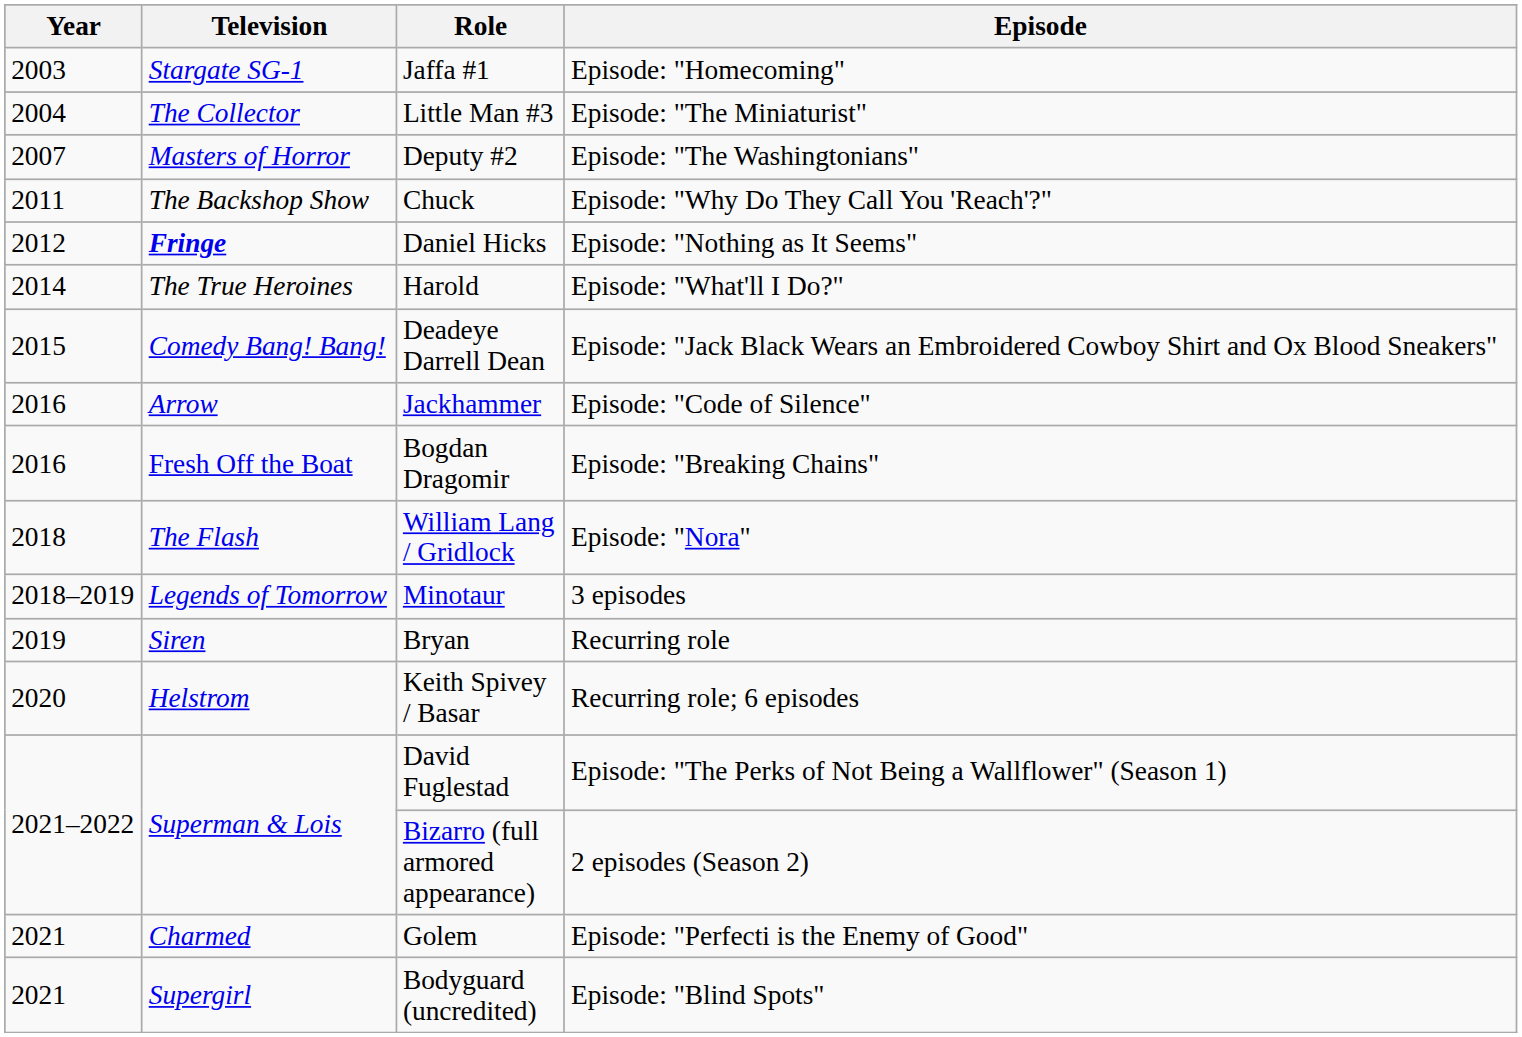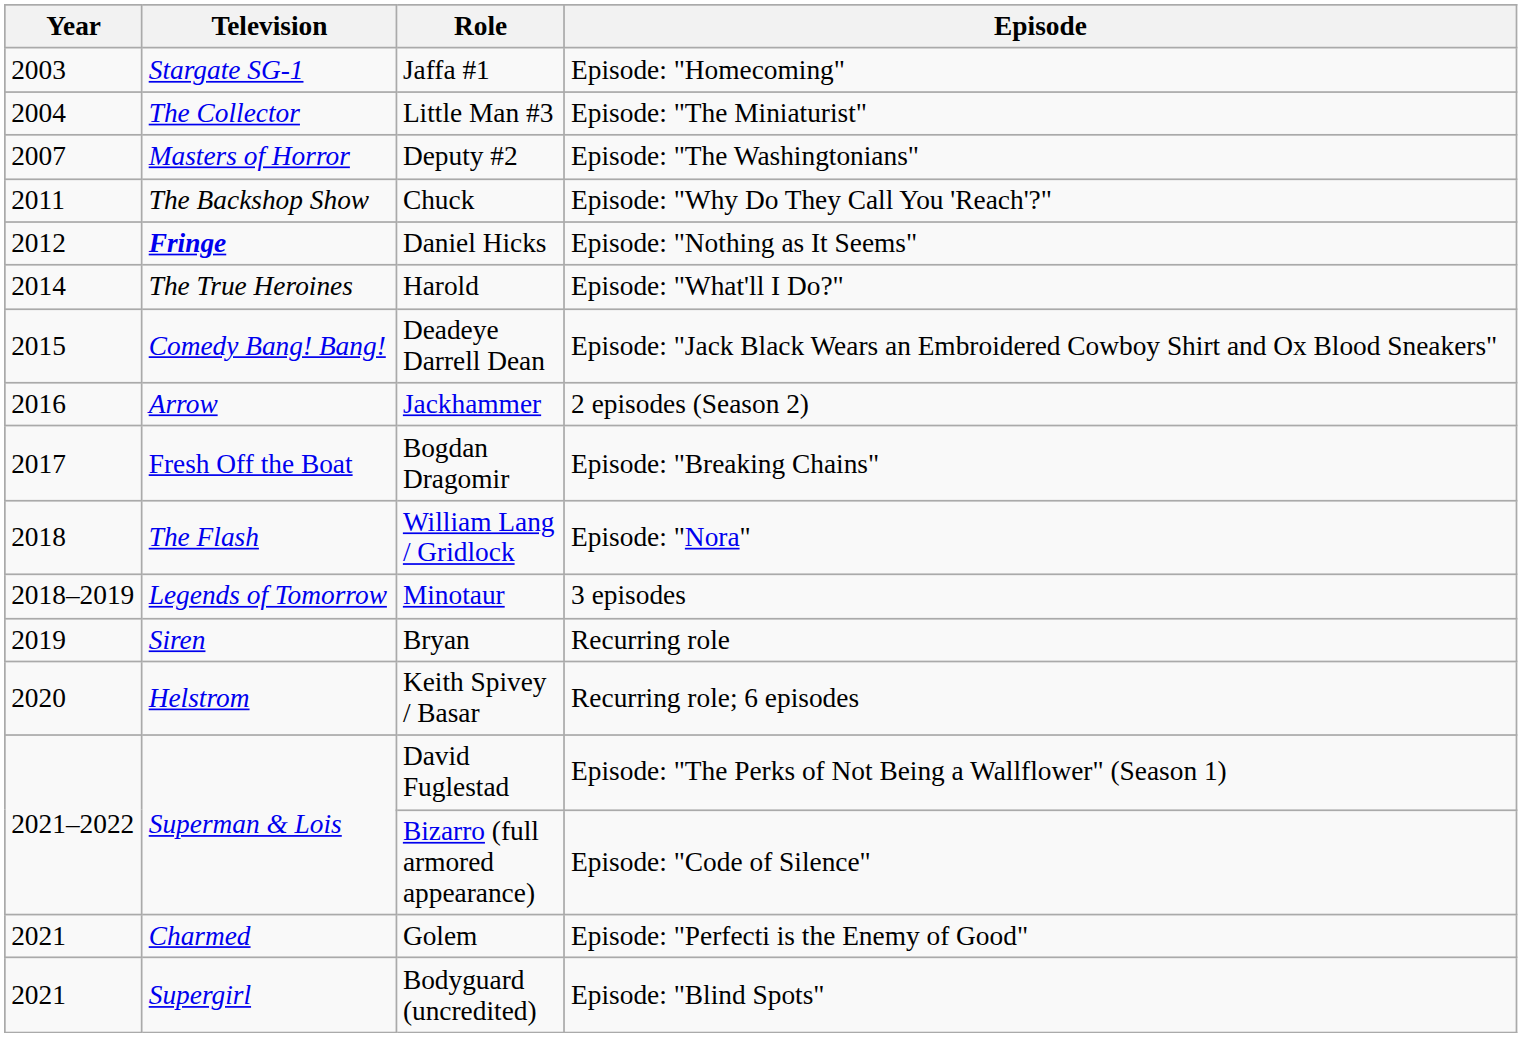(721, 404) Episode: "Code of Silence" -> (690, 404) 2 episodes (Season 2)
(39, 462) 2016 -> (39, 462) 2017
(690, 861) 2 episodes (Season 2) -> (721, 861) Episode: "Code of Silence"
